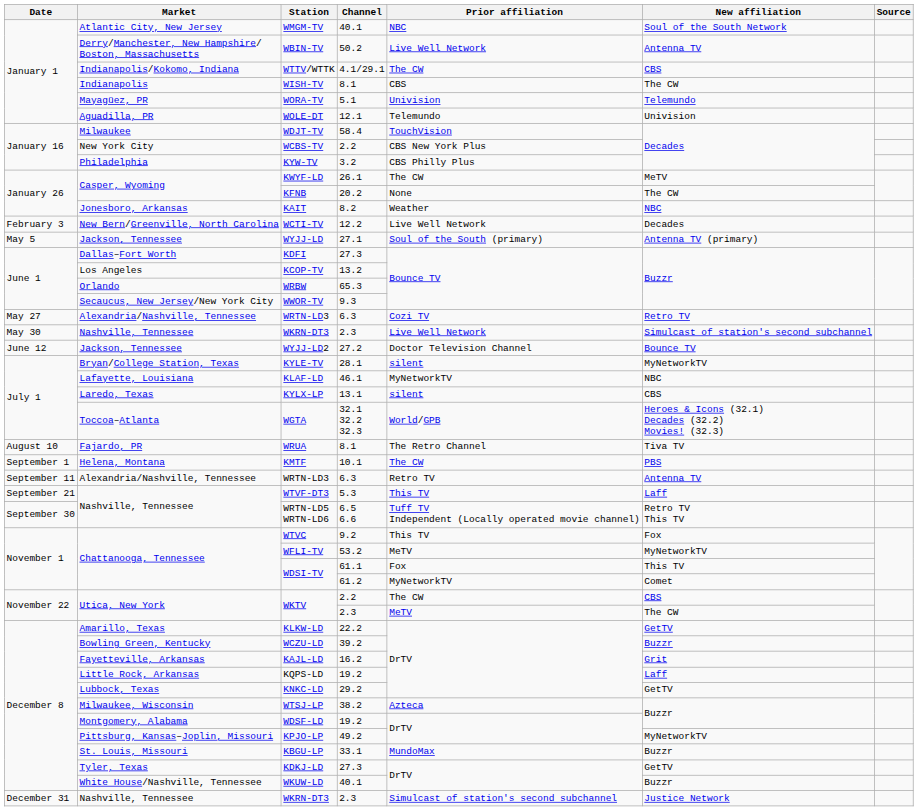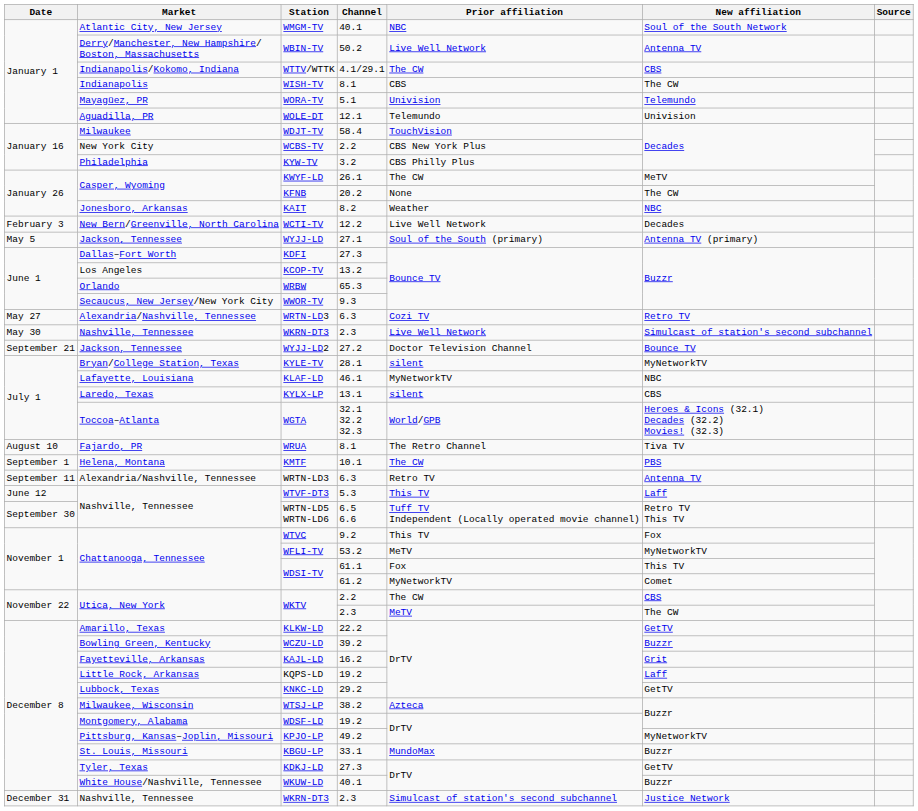(27, 348) June 12 -> (41, 348) September 21
(41, 493) September 21 -> (27, 493) June 12
